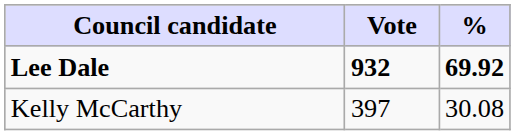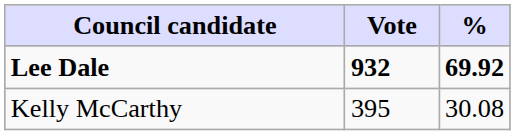(371, 108) 397 -> (371, 108) 395
